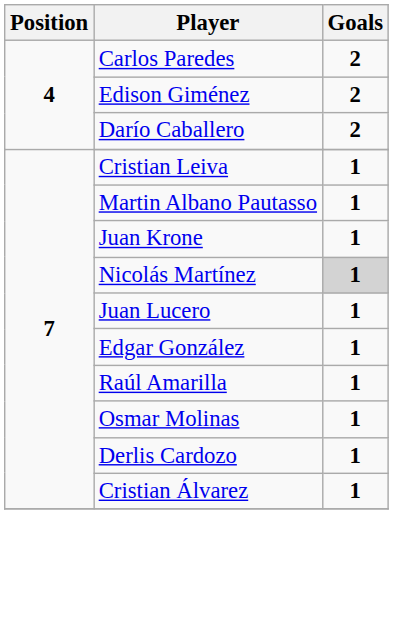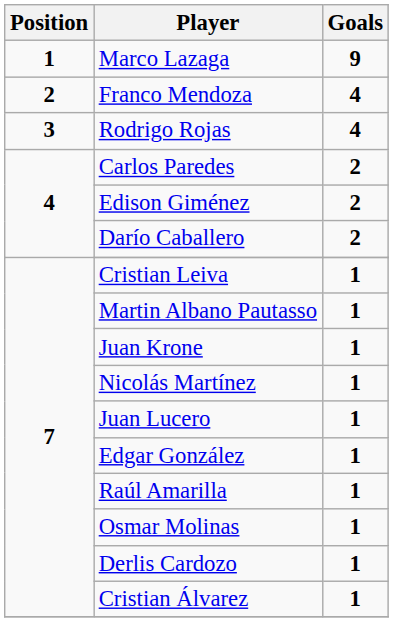+ row: (49, 58)
+ row: (49, 94)
+ row: (49, 130)
(355, 274) lightgrey background -> (355, 382) no background
